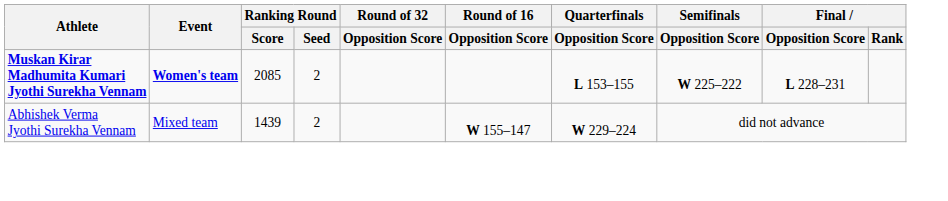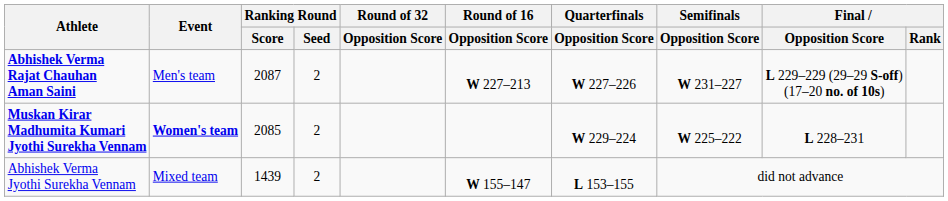+ row: (56, 76)
(604, 84) L 153–155 -> (604, 138) W 229–224
(604, 130) W 229–224 -> (604, 185) L 153–155
